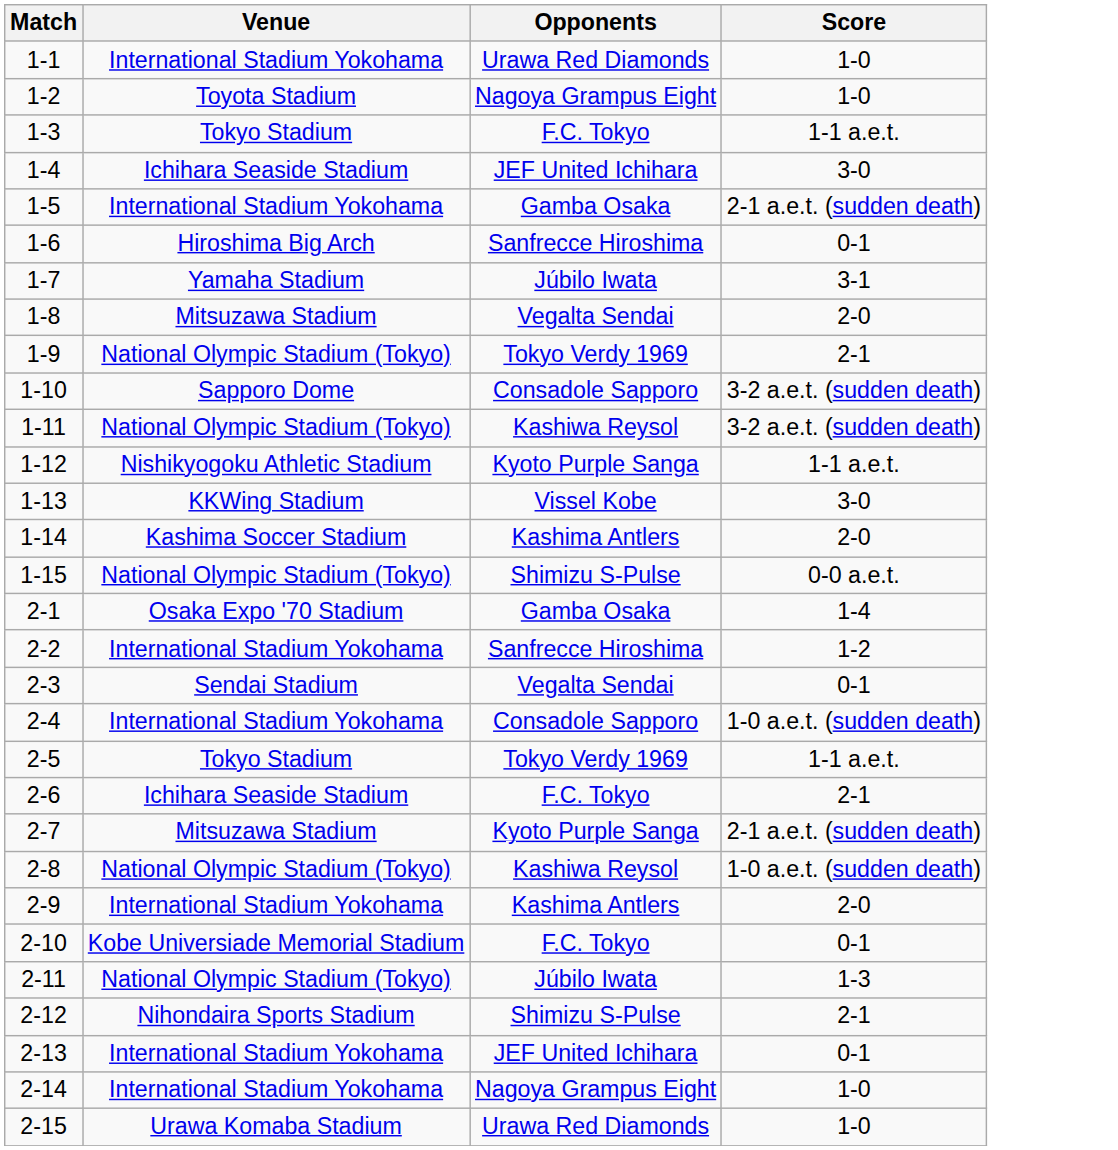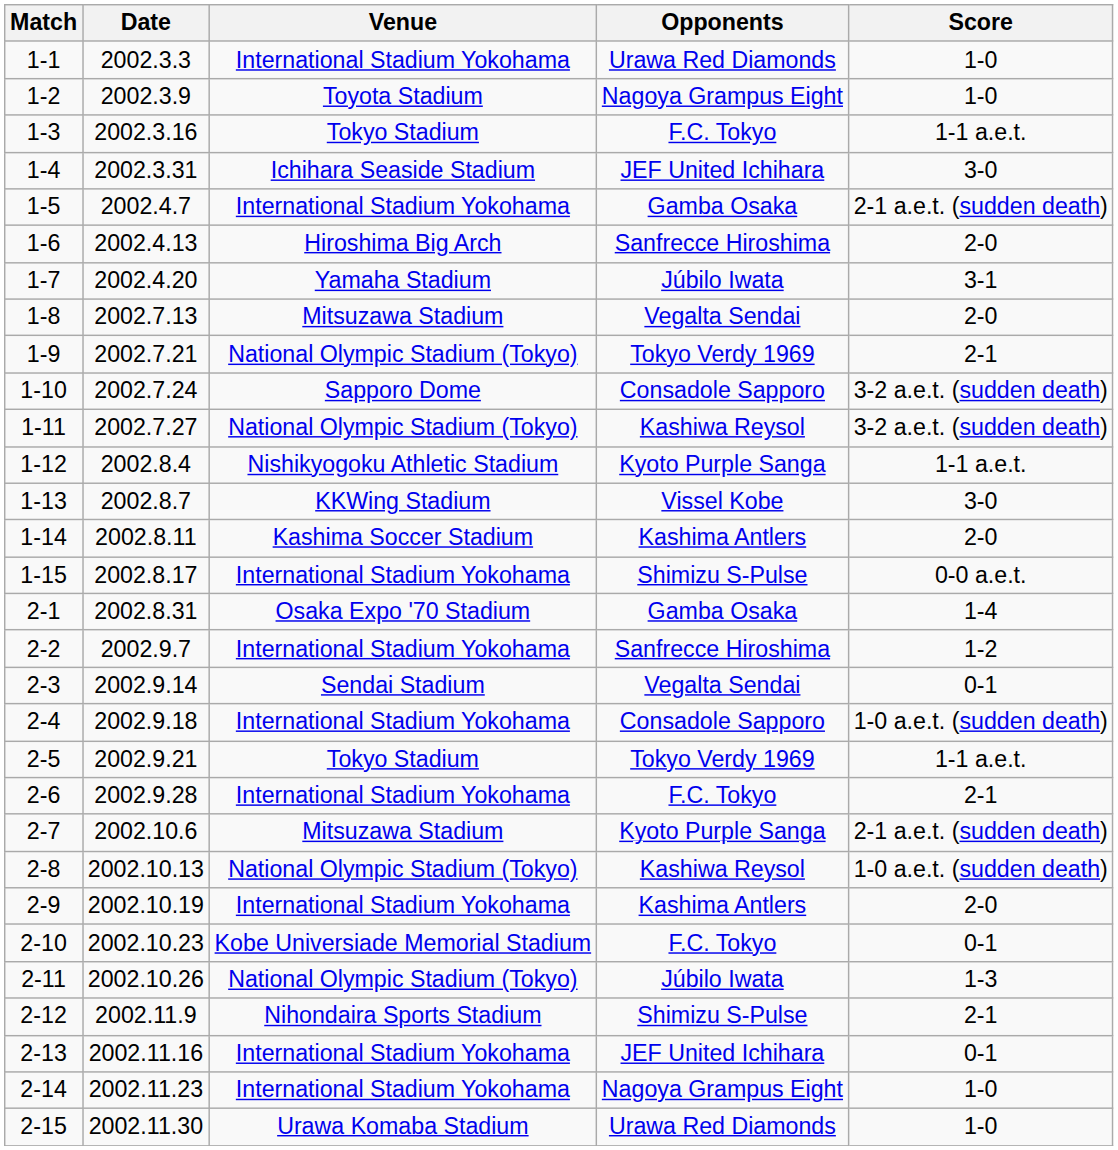+ column: (146, 22)
(854, 243) 0-1 -> (981, 243) 2-0
(276, 574) National Olympic Stadium (Tokyo) -> (403, 574) International Stadium Yokohama
(276, 795) Ichihara Seaside Stadium -> (403, 795) International Stadium Yokohama
